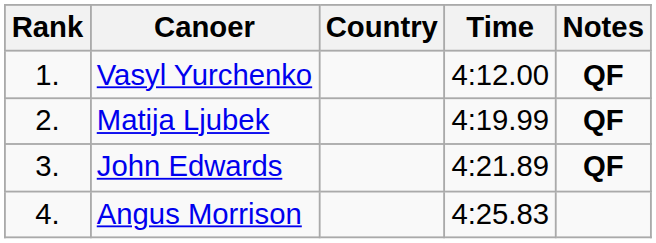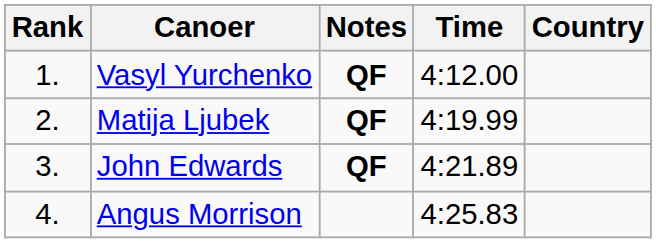columns swapped: (382, 27) <-> (603, 27)
